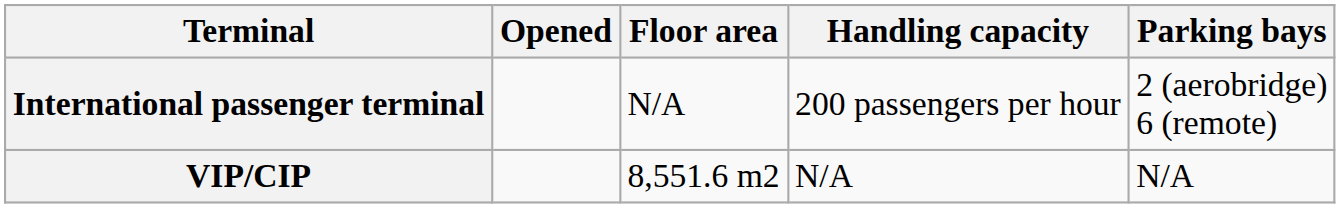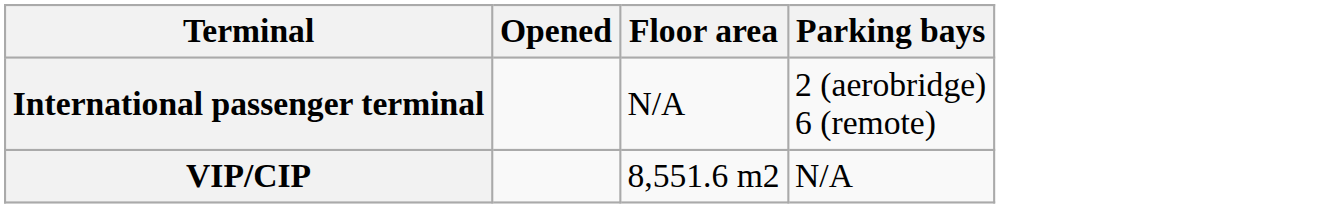- column: (958, 31)
